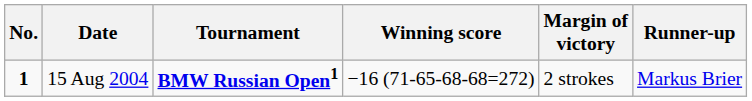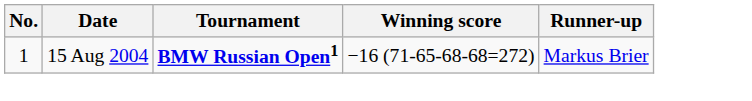- column: (586, 32)
(24, 78) bold -> (24, 55) normal
